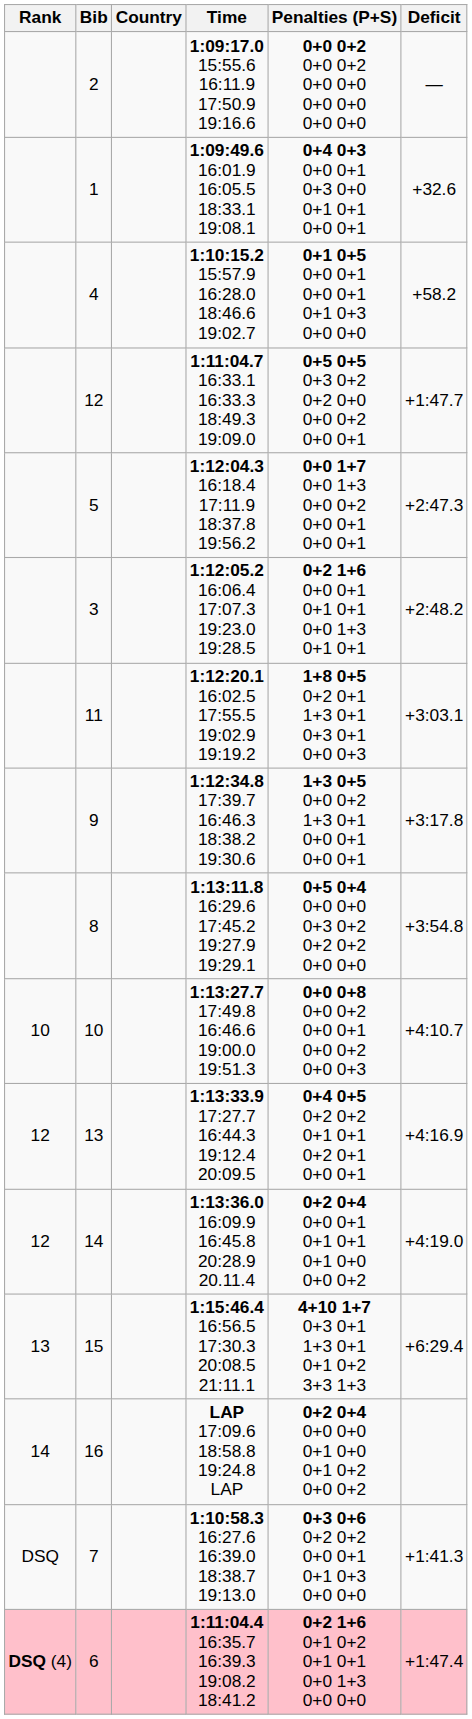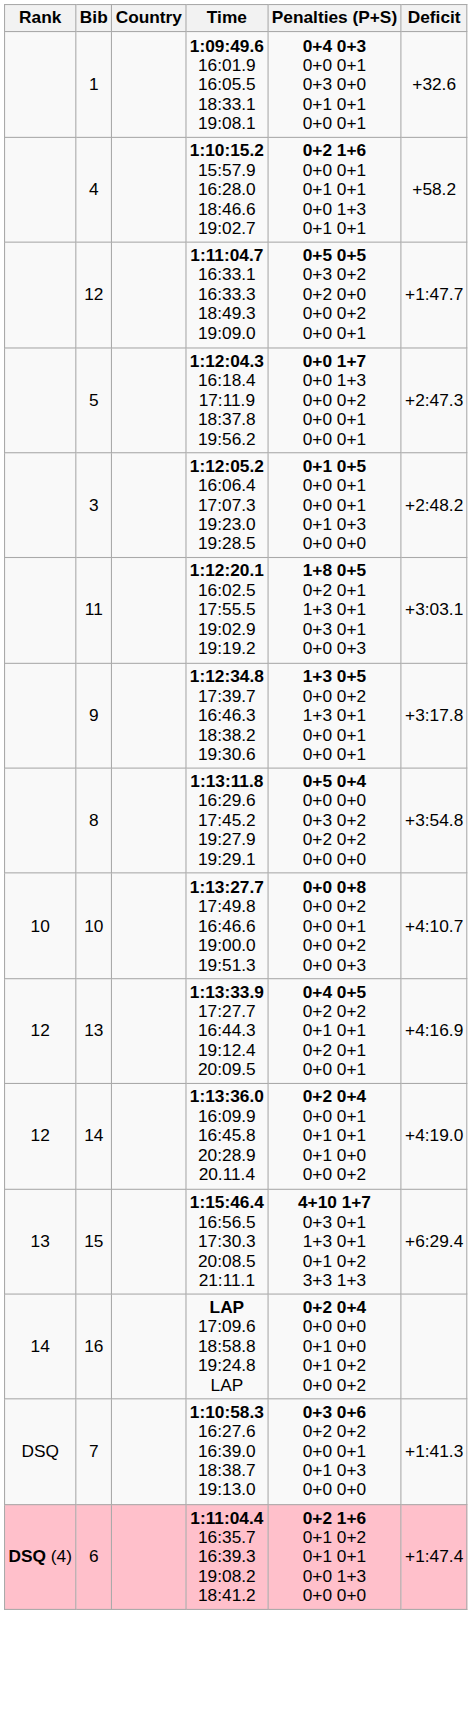- row: (94, 84)
(334, 294) 0+1 0+5 0+0 0+1 0+0 0+1 0+1 0+3 0+0 0+0 -> (334, 189) 0+2 1+6 0+0 0+1 0+1 0+1 0+0 1+3 0+1 0+1
(334, 610) 0+2 1+6 0+0 0+1 0+1 0+1 0+0 1+3 0+1 0+1 -> (334, 505) 0+1 0+5 0+0 0+1 0+0 0+1 0+1 0+3 0+0 0+0
